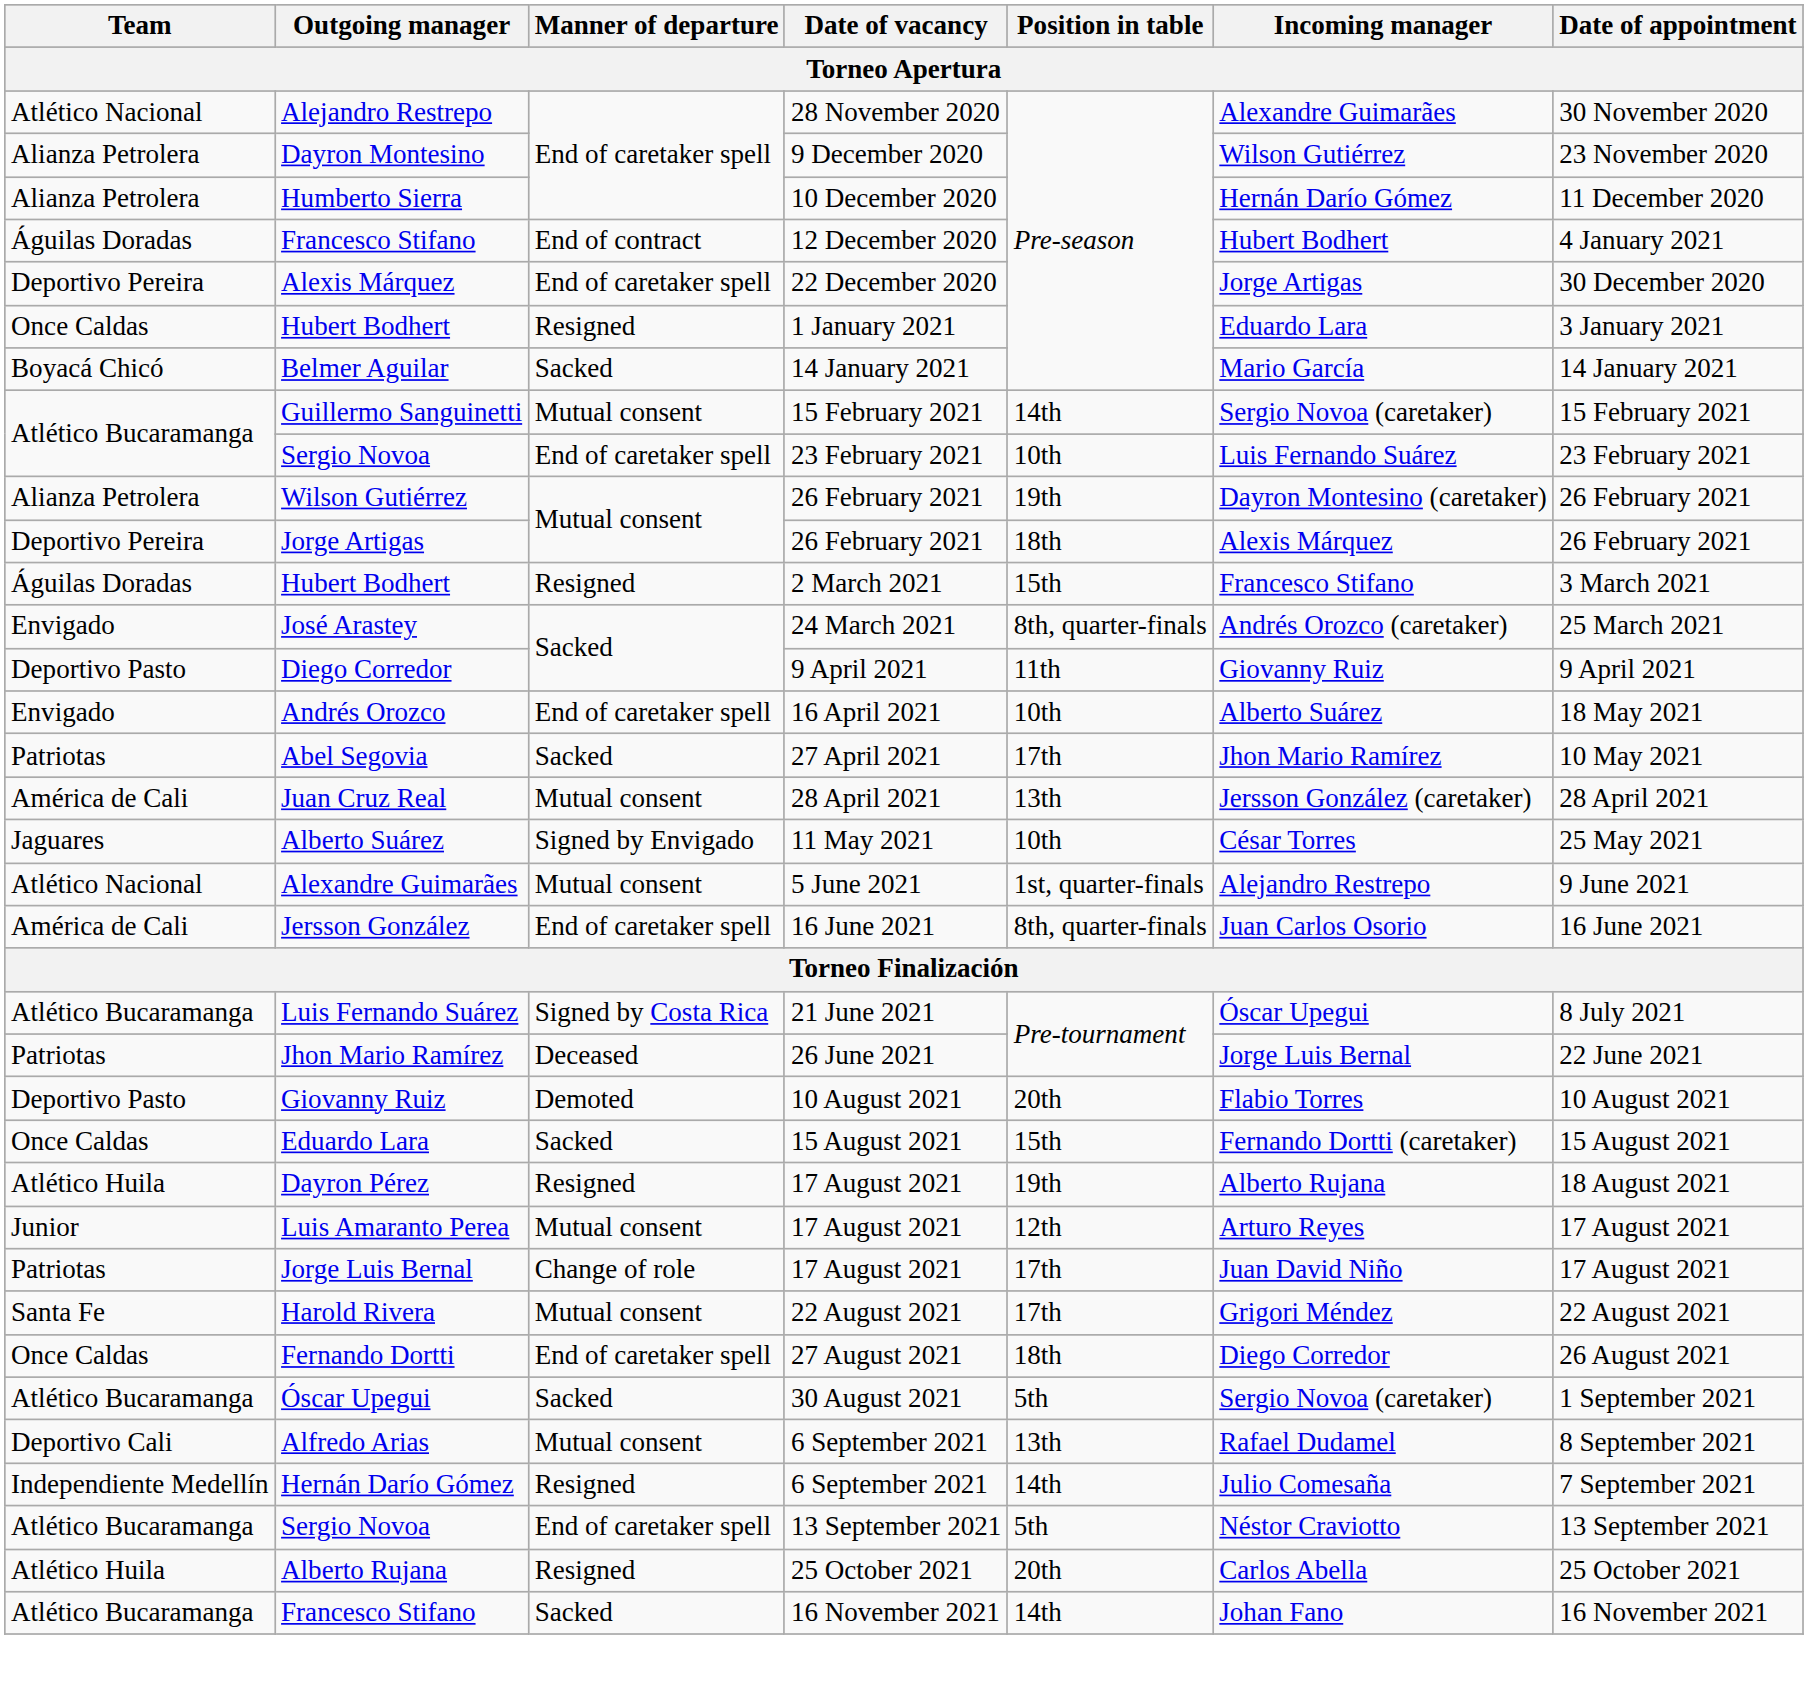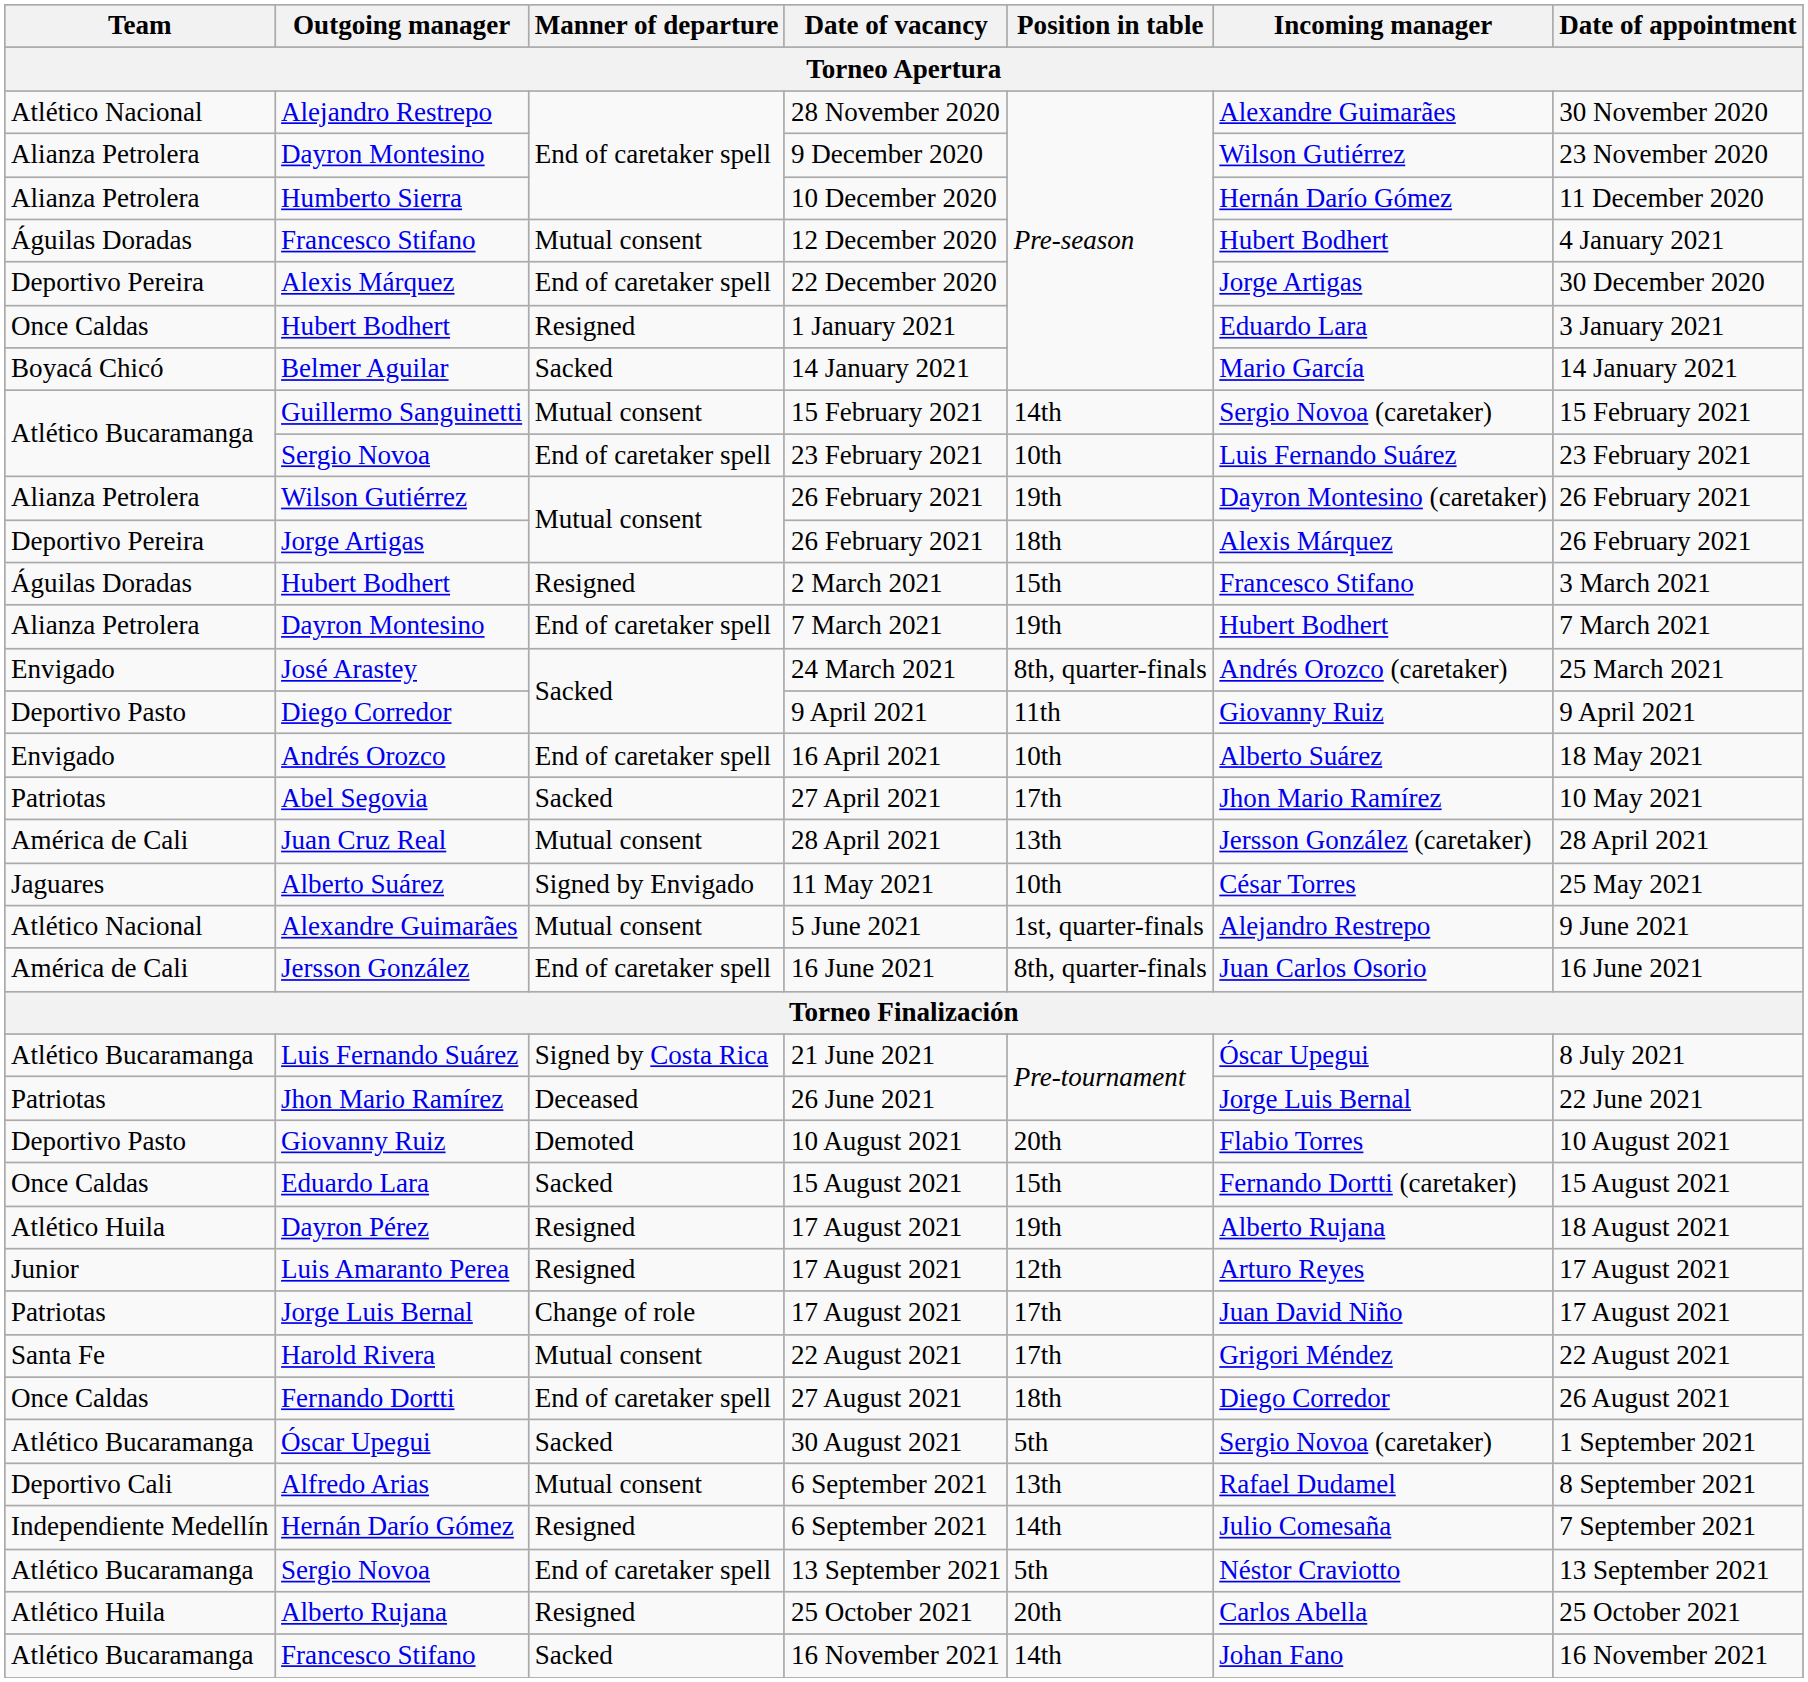(618, 240) End of contract -> (618, 240) Mutual consent
+ row: (383, 626)
(618, 1226) Mutual consent -> (585, 1269) Resigned
